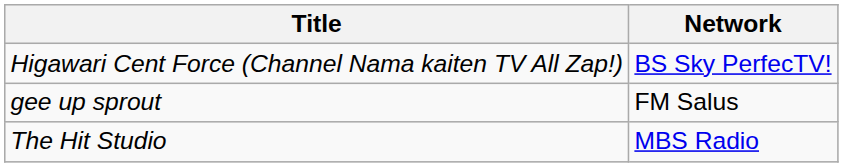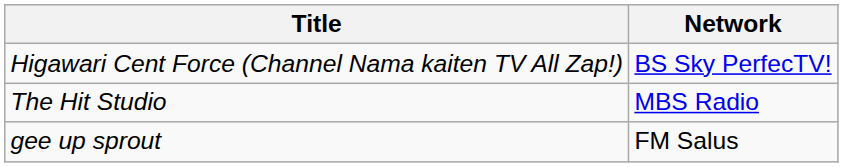rows swapped: (86, 102) <-> (89, 141)
